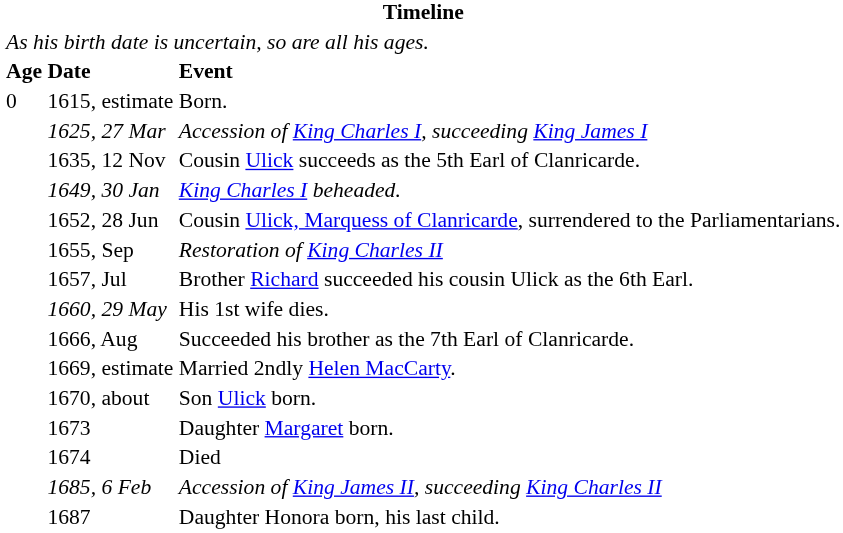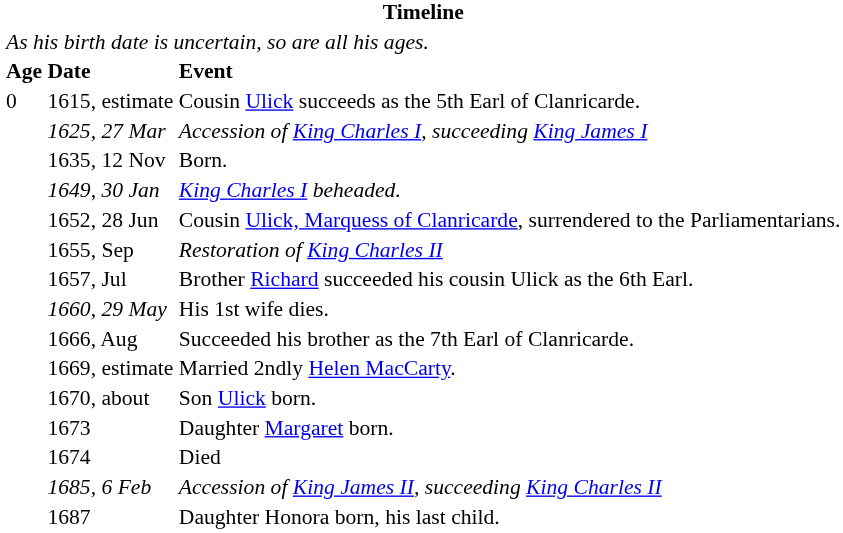(203, 101) Born. -> (409, 101) Cousin Ulick succeeds as the 5th Earl of Clanricarde.
(409, 160) Cousin Ulick succeeds as the 5th Earl of Clanricarde. -> (203, 160) Born.
